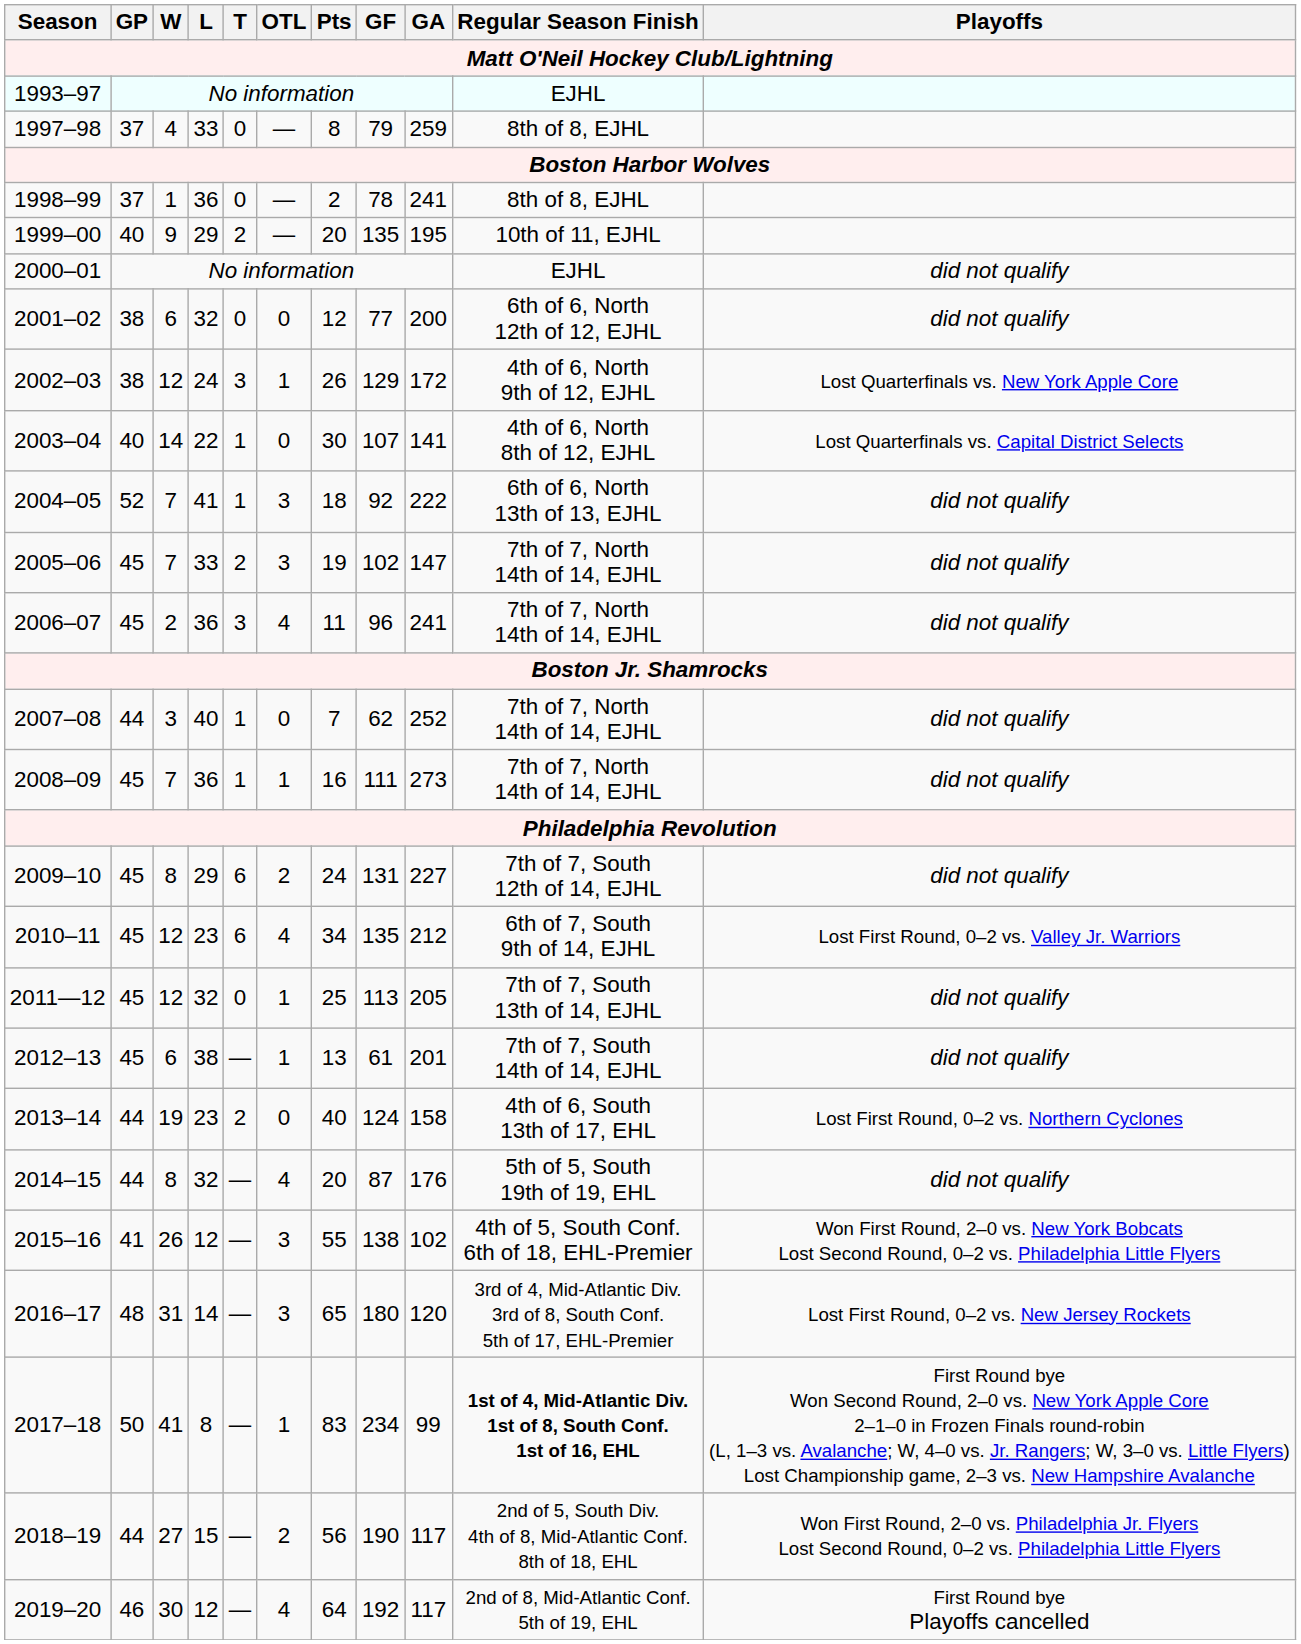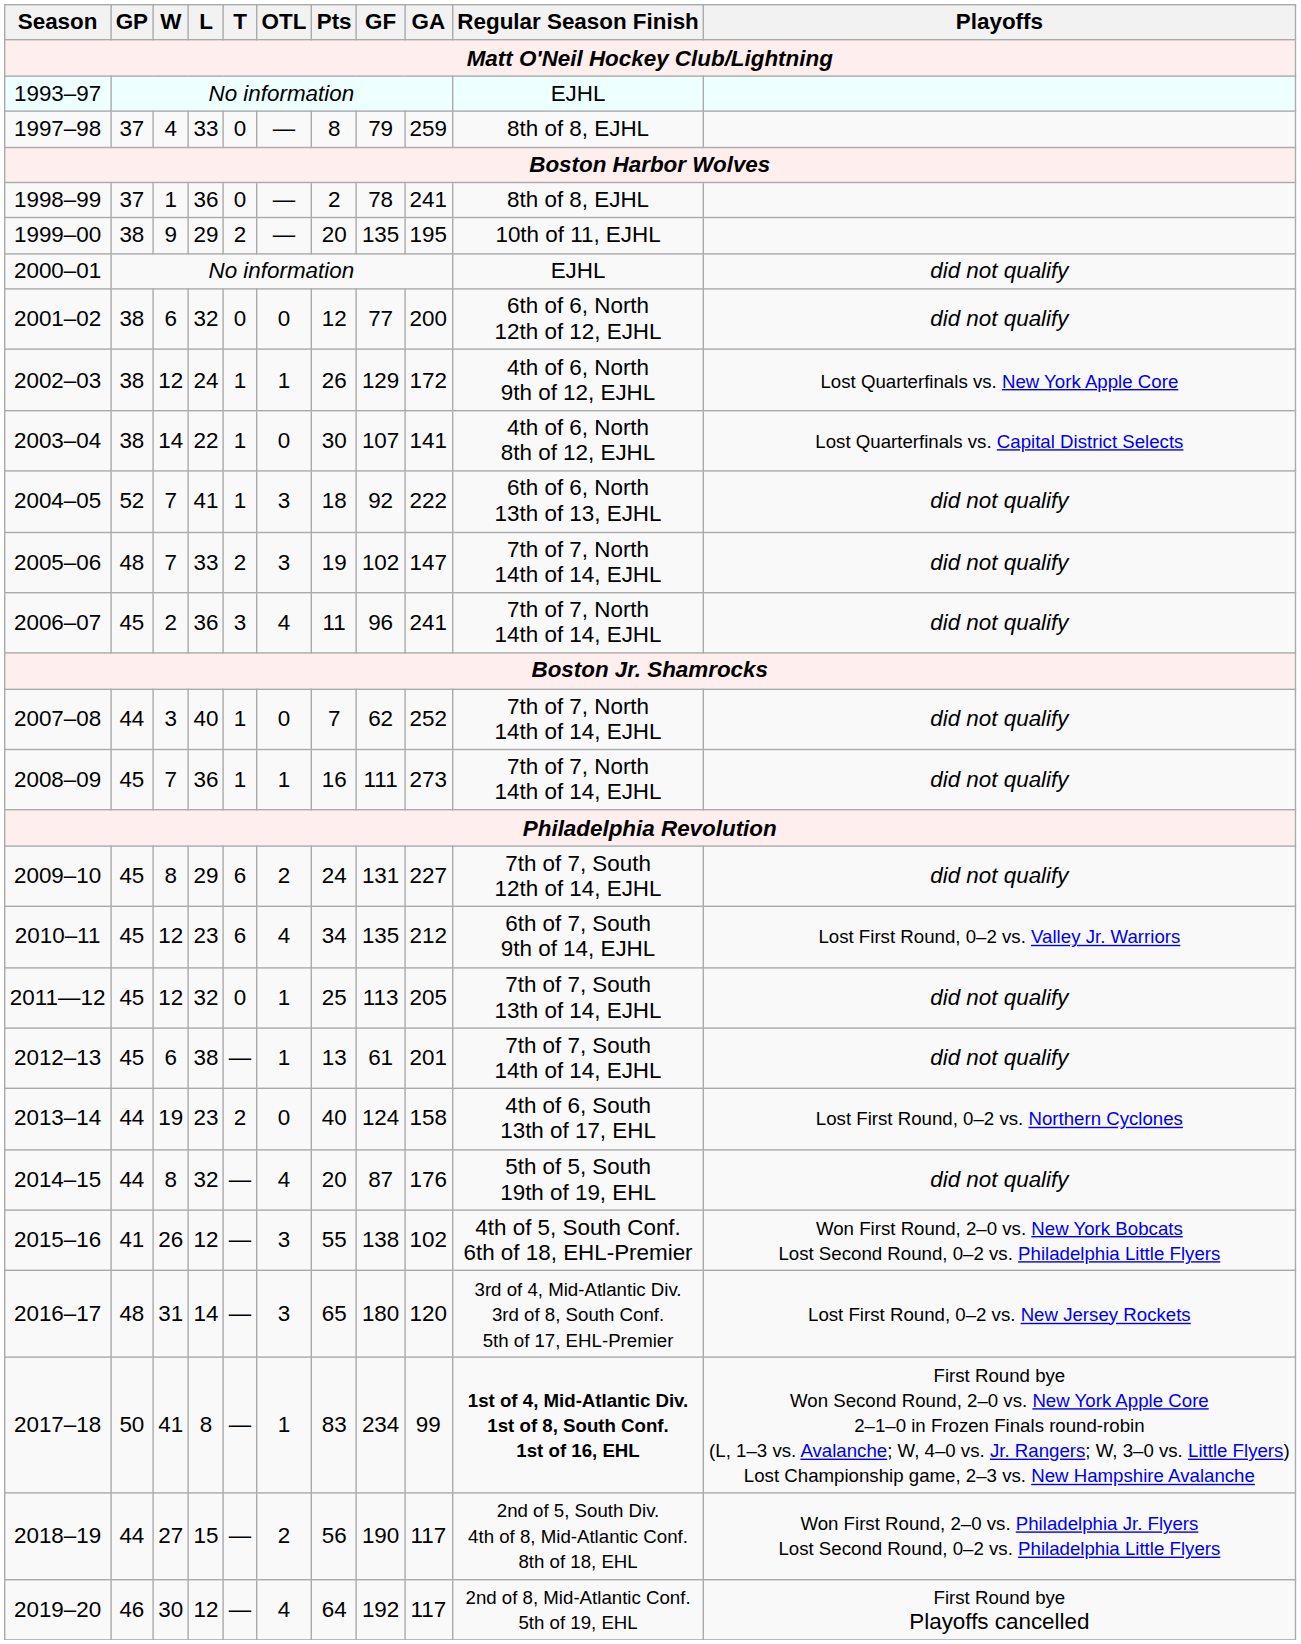(132, 235) 40 -> (132, 235) 38
(240, 379) 3 -> (240, 379) 1
(132, 440) 40 -> (132, 440) 38
(132, 561) 45 -> (132, 561) 48
